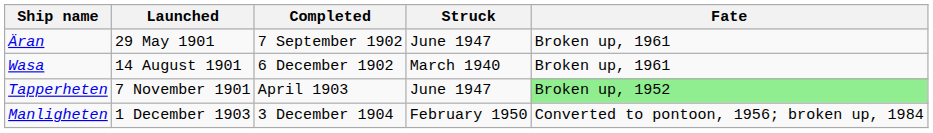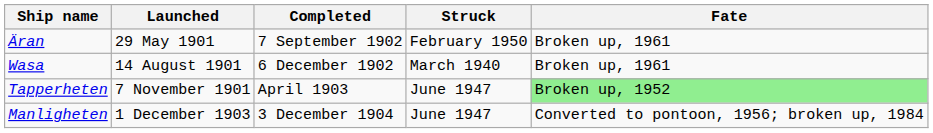(451, 41) June 1947 -> (469, 41) February 1950
(469, 115) February 1950 -> (451, 115) June 1947
